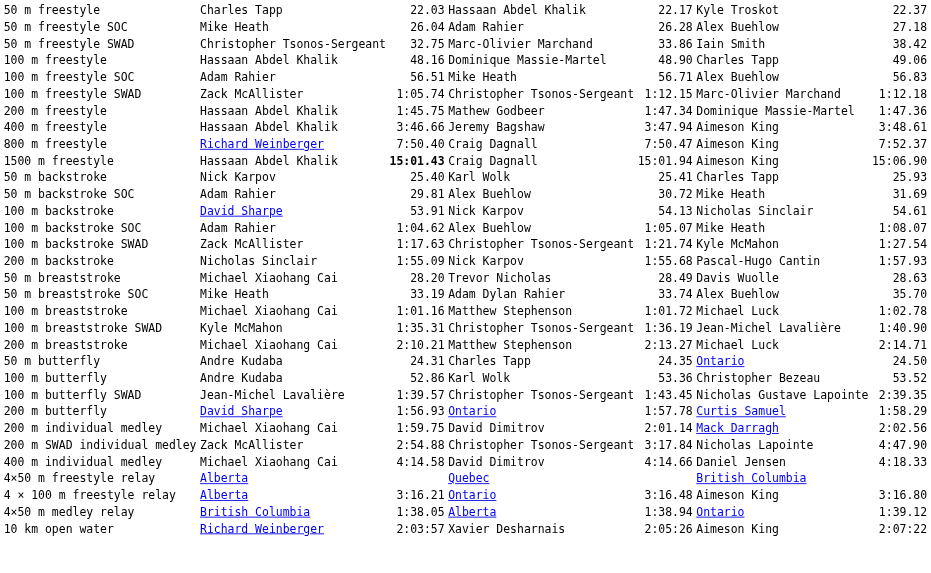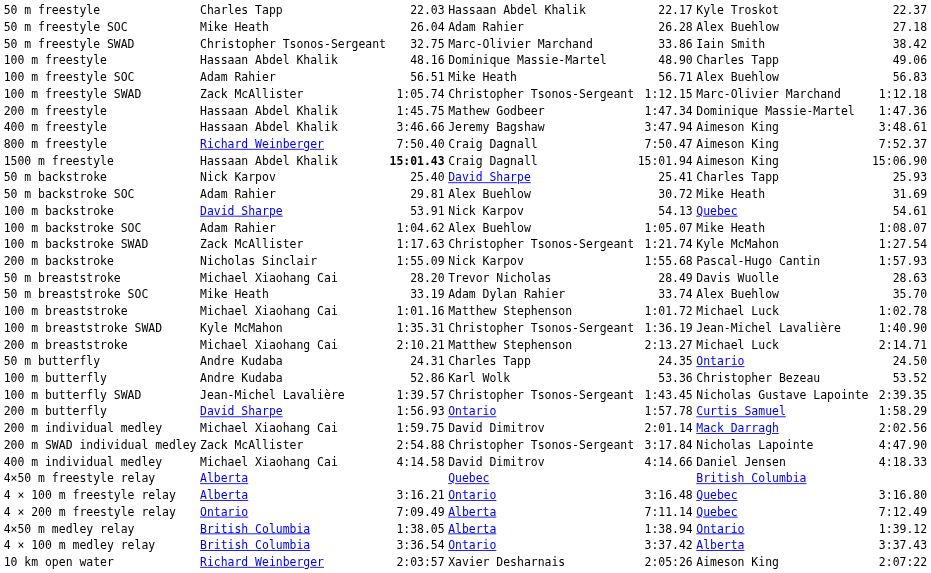(479, 177) Karl Wolk -> (489, 177) David Sharpe
(755, 211) Nicholas Sinclair -> (717, 211) Quebec
(738, 495) Aimeson King -> (717, 495) Quebec
+ row: (90, 512)
+ row: (79, 545)
